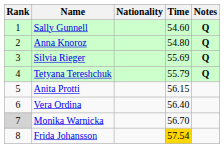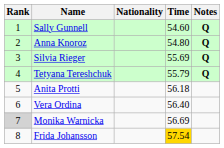(178, 89) 56.15 -> (178, 89) 56.18
(178, 120) 56.70 -> (178, 120) 56.69
